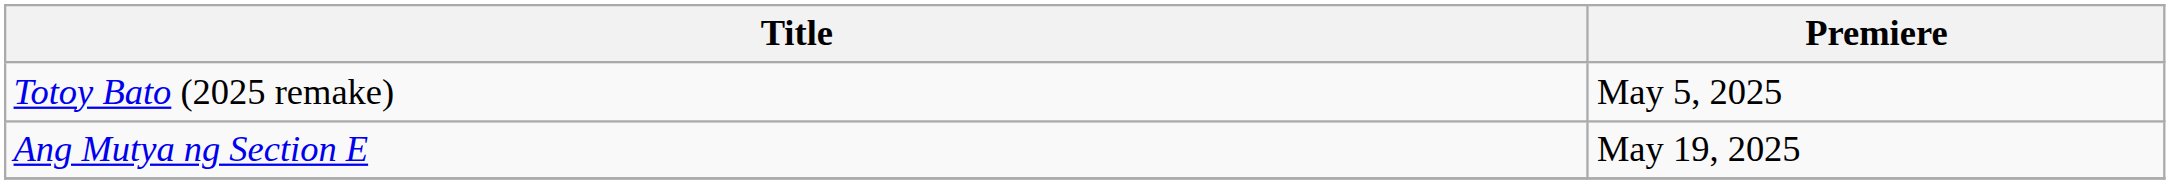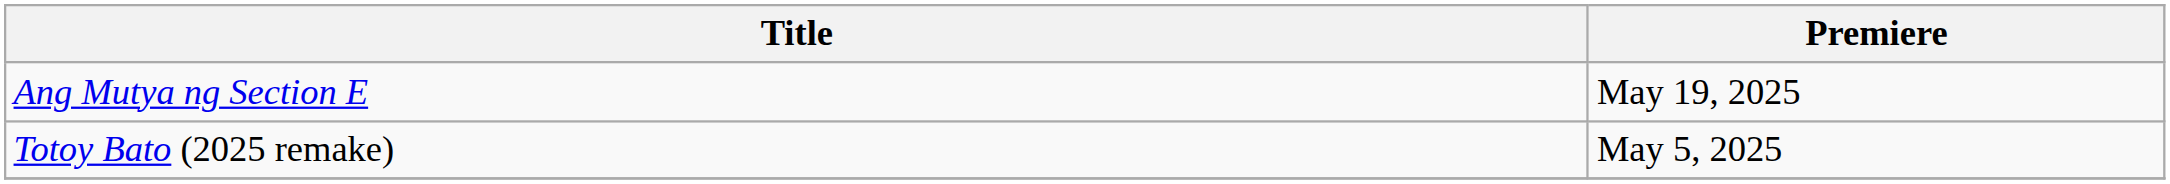rows swapped: (204, 91) <-> (191, 149)
